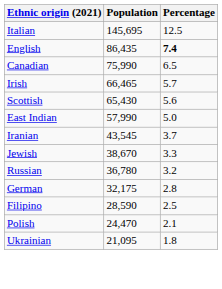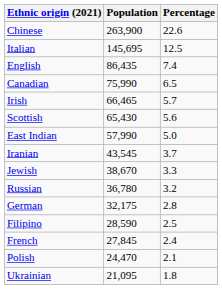+ row: (25, 30)
(170, 48) bold -> (170, 65) normal
+ row: (22, 240)
